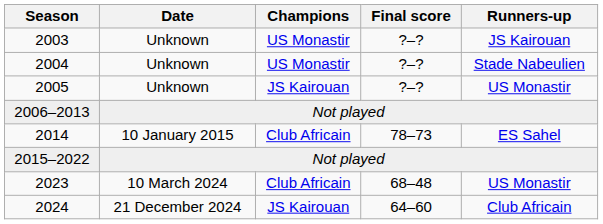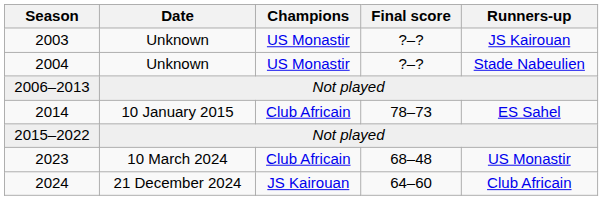- row: (52, 87)
